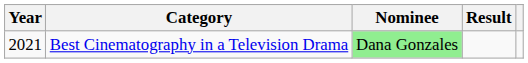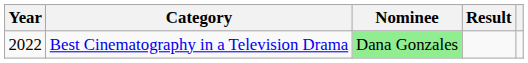(25, 44) 2021 -> (25, 44) 2022
